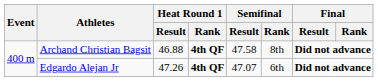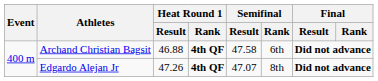(277, 50) 8th -> (277, 50) 6th
(277, 68) 6th -> (277, 68) 8th
